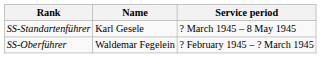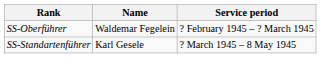rows swapped: (37, 45) <-> (49, 28)
